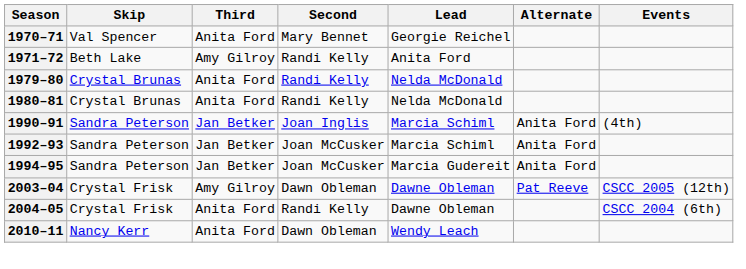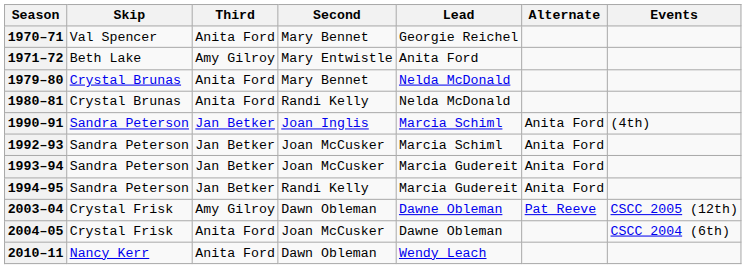(325, 59) Randi Kelly -> (337, 59) Mary Entwistle
(325, 80) Randi Kelly -> (325, 80) Mary Bennet
+ row: (36, 167)
(333, 167) Joan McCusker -> (325, 188) Randi Kelly
(325, 210) Randi Kelly -> (333, 231) Joan McCusker
